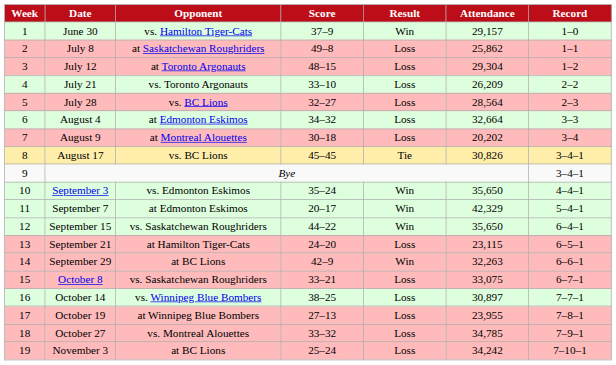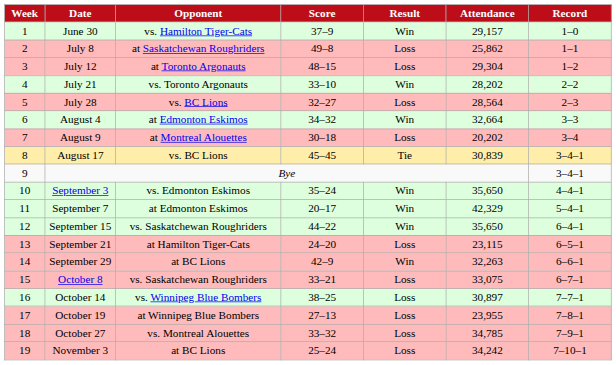(405, 84) Loss -> (405, 84) Win
(487, 84) 26,209 -> (487, 84) 28,202
(405, 119) Loss -> (405, 119) Win
(487, 155) 30,826 -> (487, 155) 30,839
